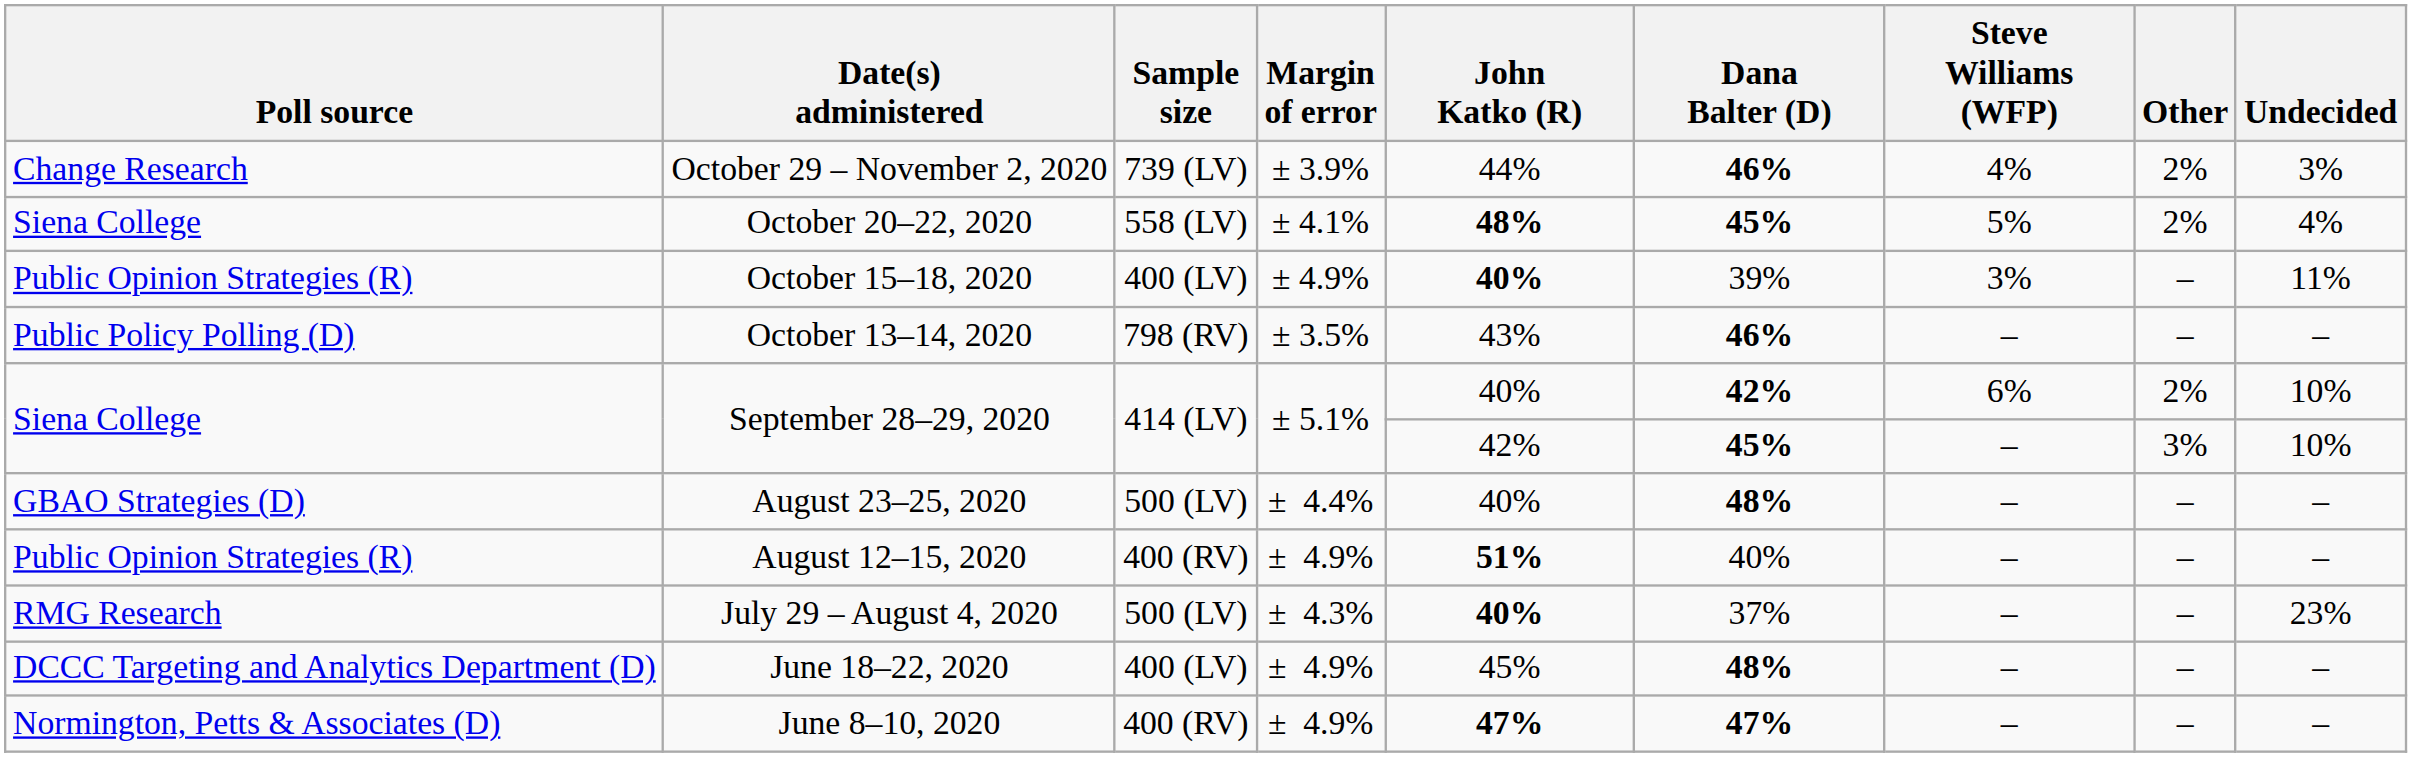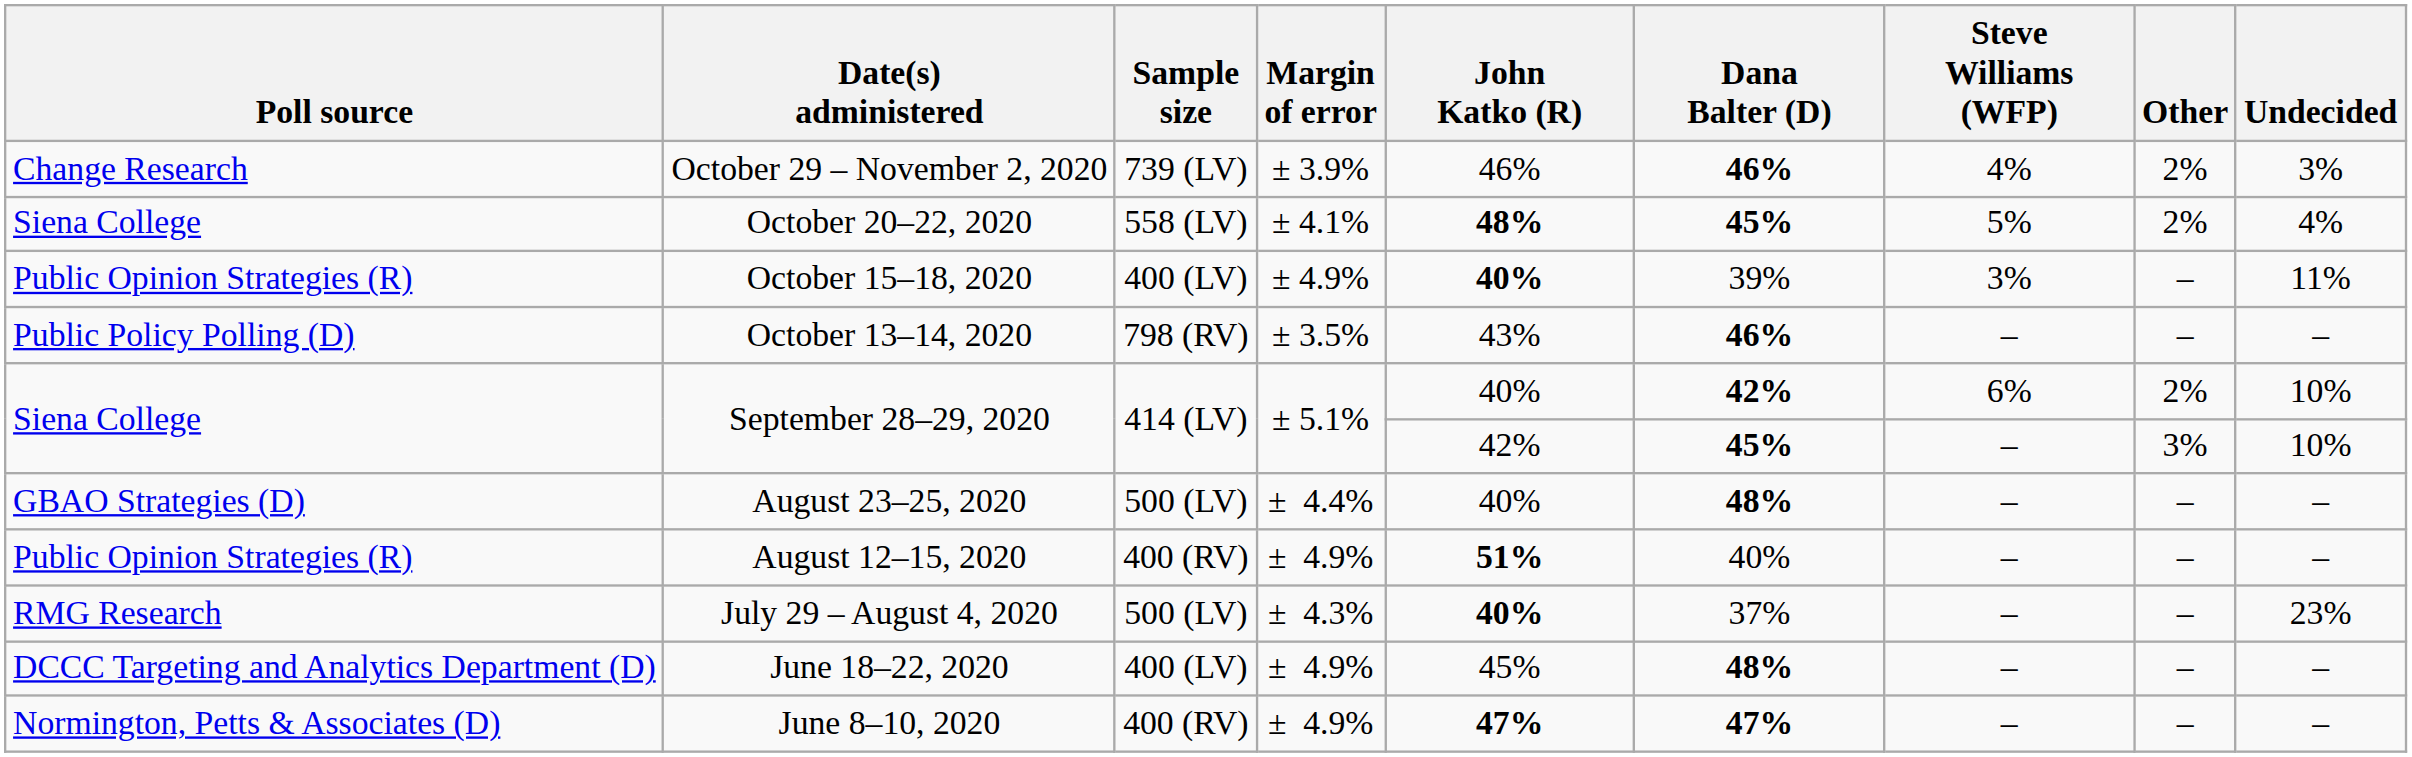(1510, 167) 44% -> (1510, 167) 46%
